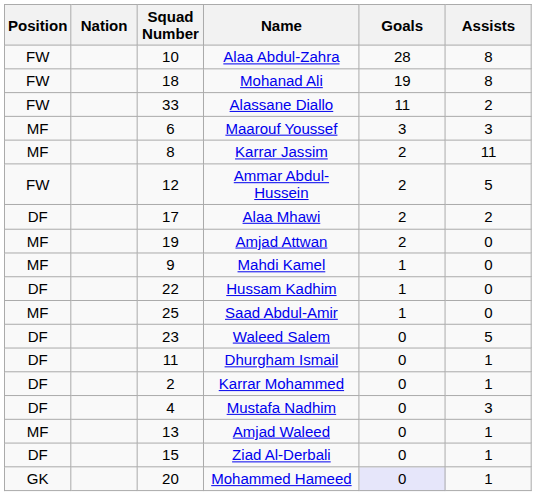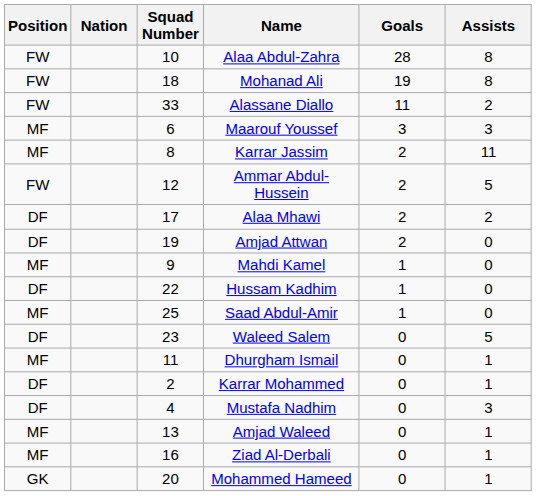(38, 241) MF -> (38, 241) DF
(38, 360) DF -> (38, 360) MF
(38, 455) DF -> (38, 455) MF
(170, 455) 15 -> (170, 455) 16
(402, 479) lavender background -> (402, 479) no background
